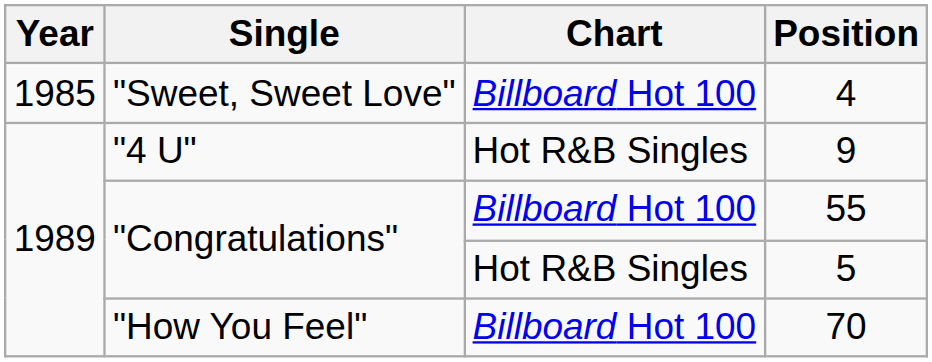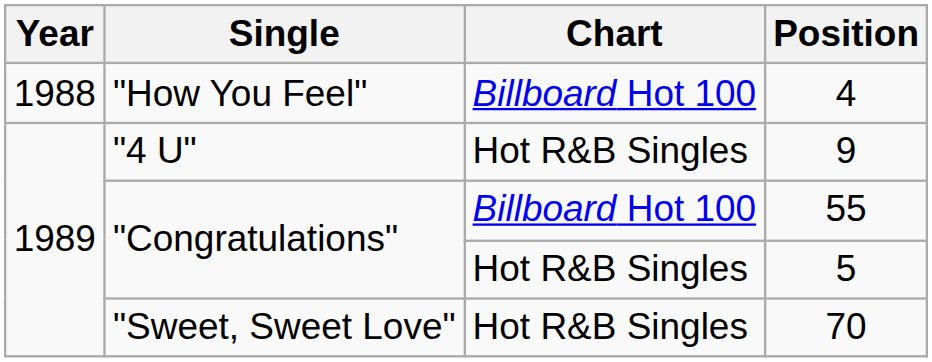(55, 92) 1985 -> (55, 92) 1988
(284, 92) "Sweet, Sweet Love" -> (240, 92) "How You Feel"
(240, 326) "How You Feel" -> (284, 326) "Sweet, Sweet Love"
(614, 326) Billboard Hot 100 -> (610, 326) Hot R&B Singles
